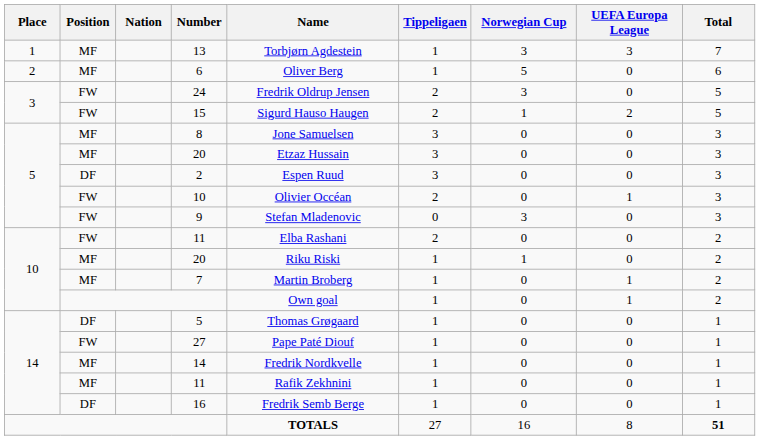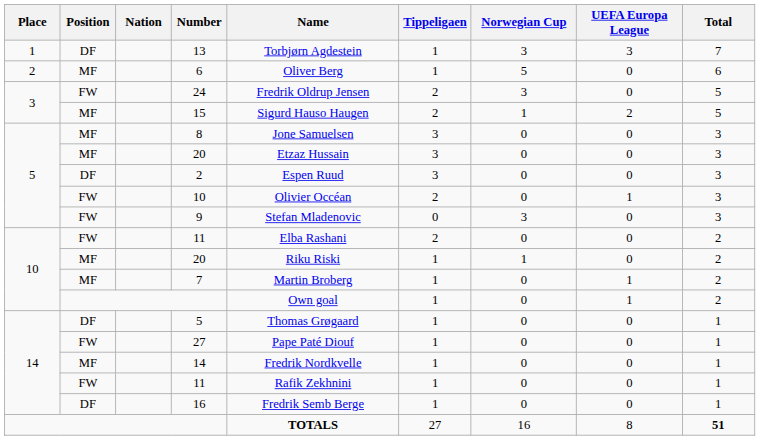(88, 50) MF -> (88, 50) DF
(88, 113) FW -> (88, 113) MF
(88, 383) MF -> (88, 383) FW
